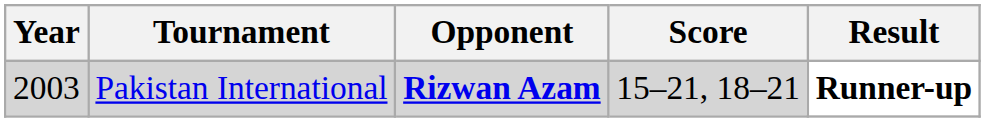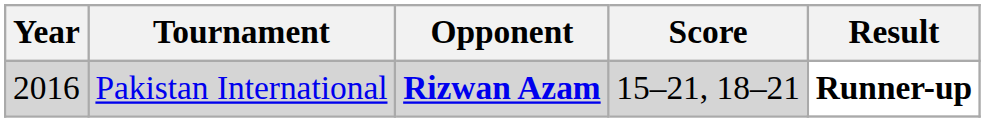(46, 87) 2003 -> (46, 87) 2016
